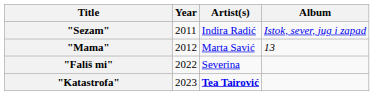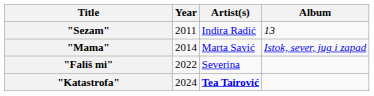(315, 30) Istok, sever, jug i zapad -> (269, 30) 13
(186, 47) 2012 -> (186, 47) 2014
(269, 47) 13 -> (315, 47) Istok, sever, jug i zapad
(186, 82) 2023 -> (186, 82) 2024
